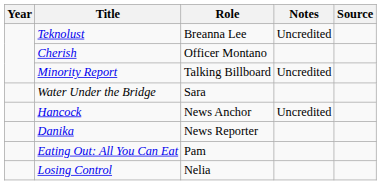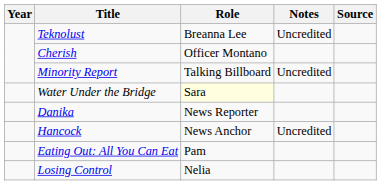(195, 92) no background -> (195, 92) lightyellow background
rows swapped: (56, 131) <-> (59, 111)
